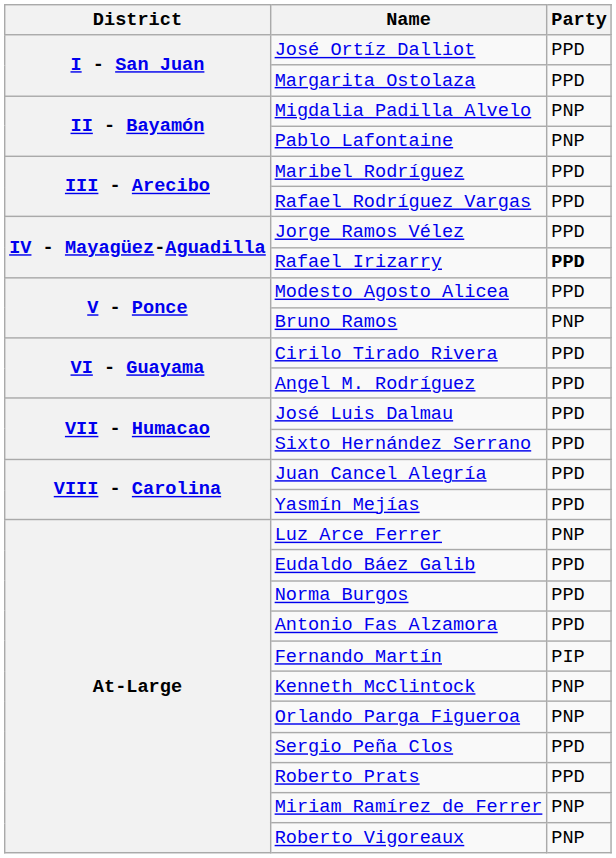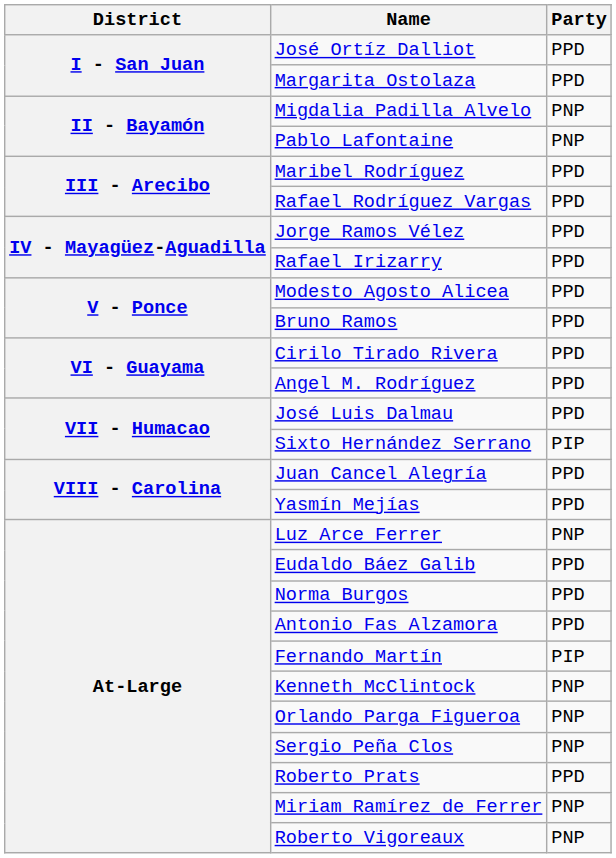(568, 262) bold -> (568, 262) normal
(568, 323) PNP -> (568, 323) PPD
(568, 444) PPD -> (568, 444) PIP
(568, 747) PPD -> (568, 747) PNP
